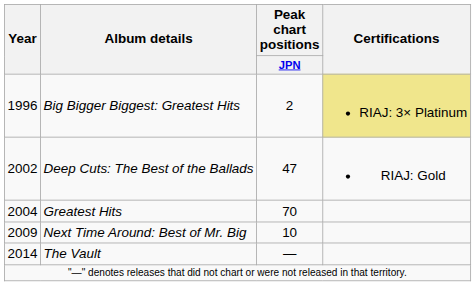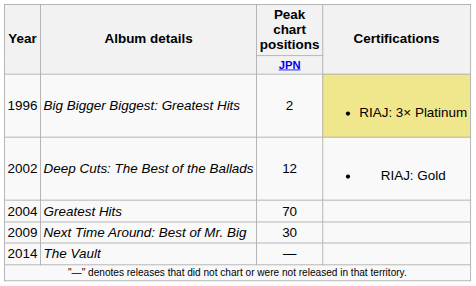(290, 168) 47 -> (290, 168) 12
(290, 232) 10 -> (290, 232) 30
